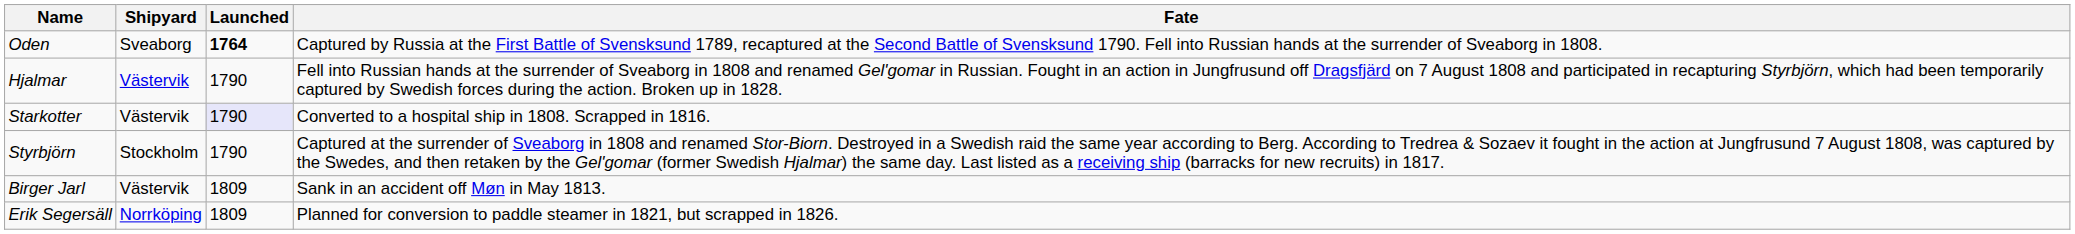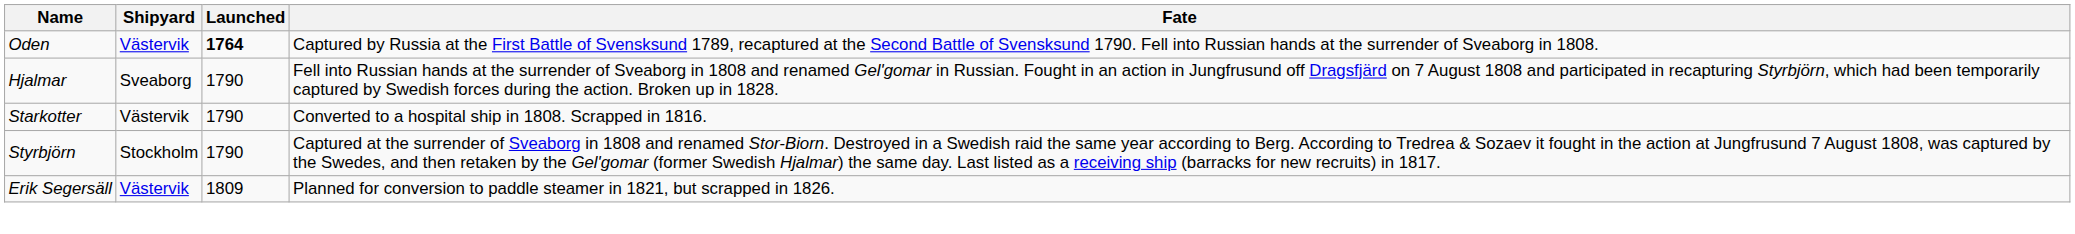(156, 44) Sveaborg -> (154, 44) Västervik
(154, 80) Västervik -> (156, 80) Sveaborg
(228, 116) lavender background -> (225, 116) no background
- row: (47, 188)
(161, 215) Norrköping -> (154, 188) Västervik
